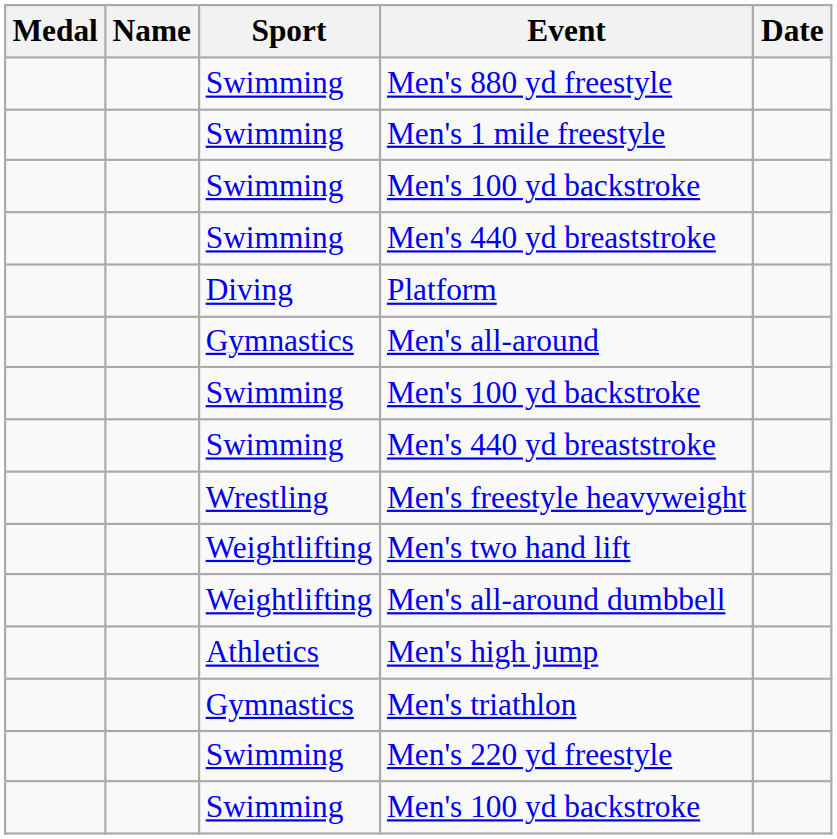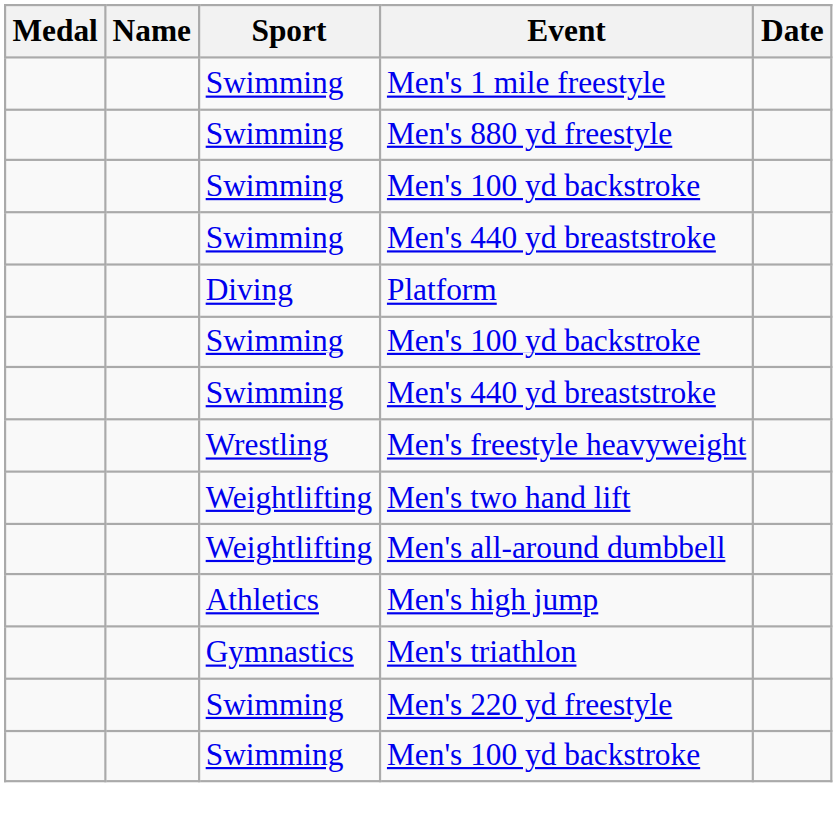rows swapped: (275, 82) <-> (275, 134)
- row: (280, 341)
